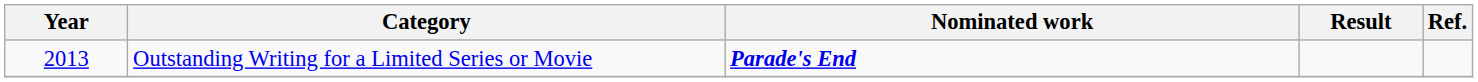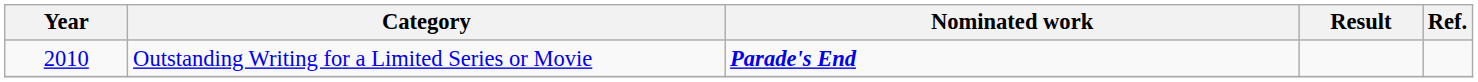(66, 58) 2013 -> (66, 58) 2010
